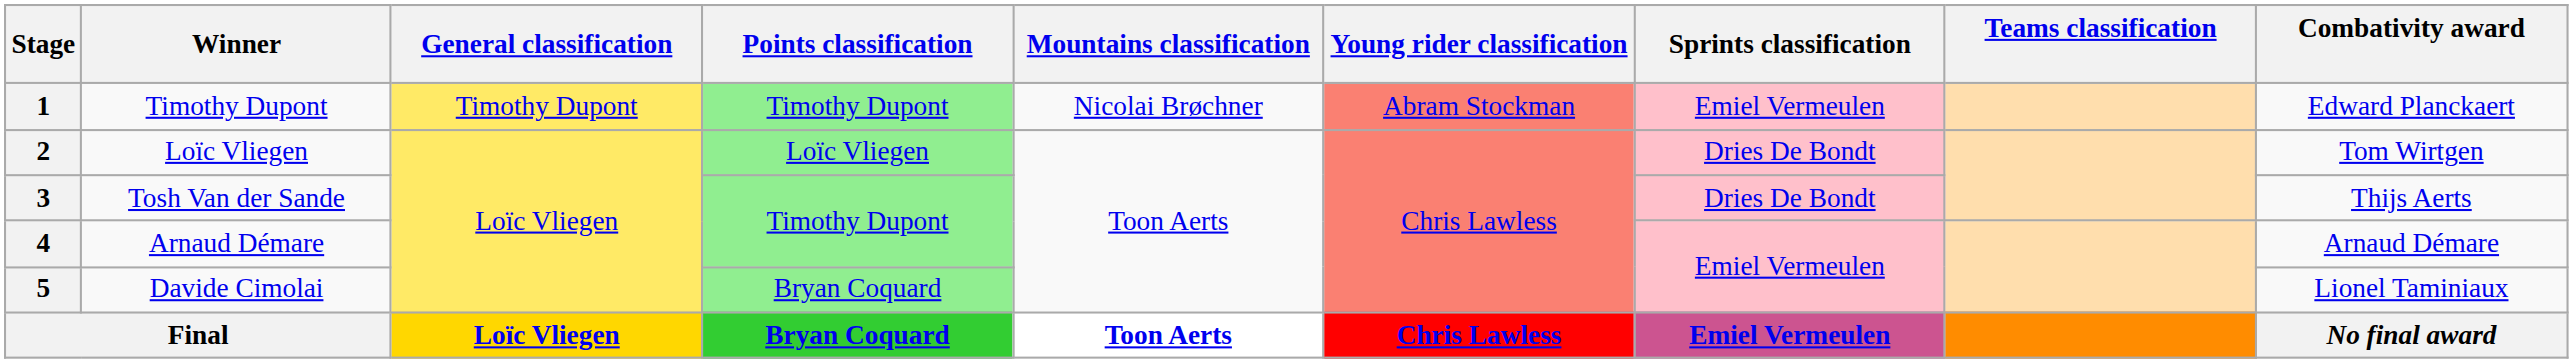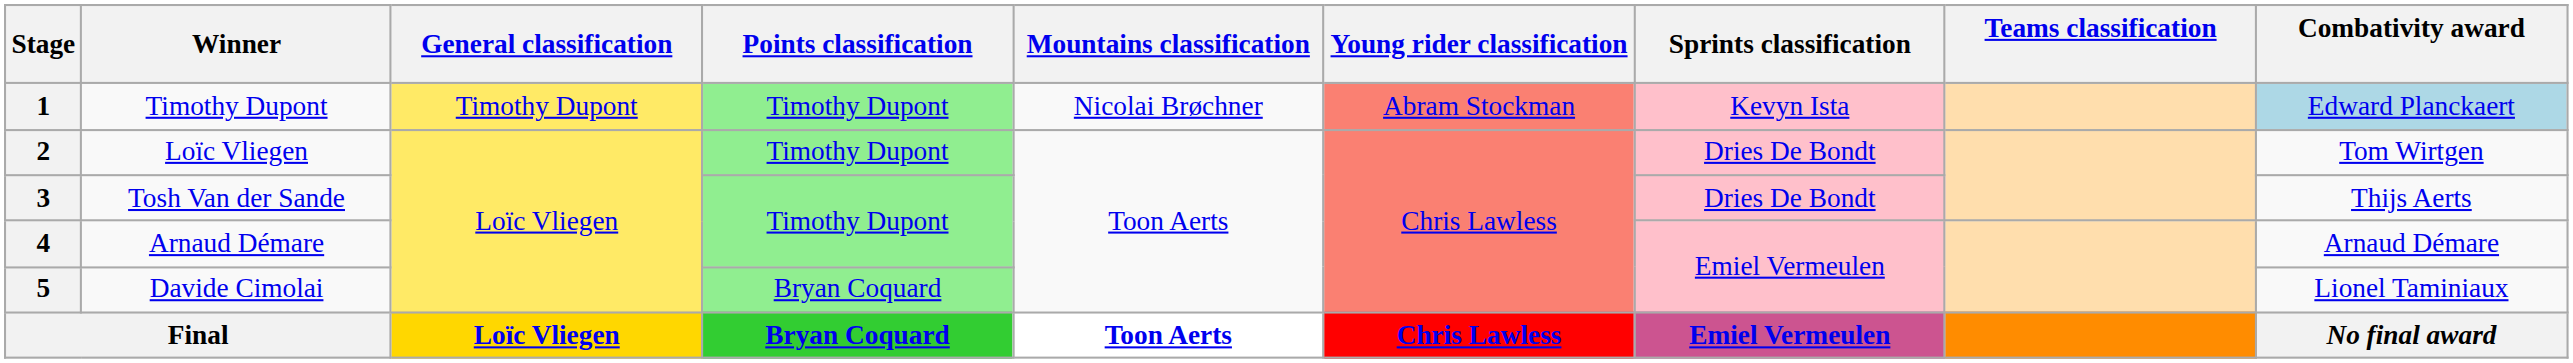(1790, 106) Emiel Vermeulen -> (1790, 106) Kevyn Ista
(2411, 106) no background -> (2411, 106) lightblue background
(858, 151) Loïc Vliegen -> (858, 151) Timothy Dupont
